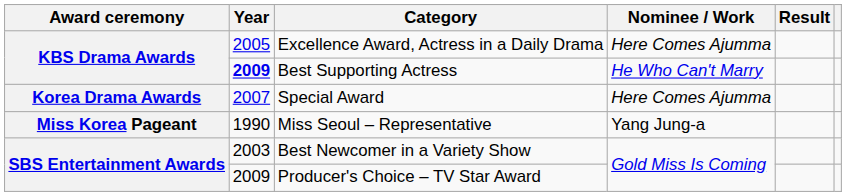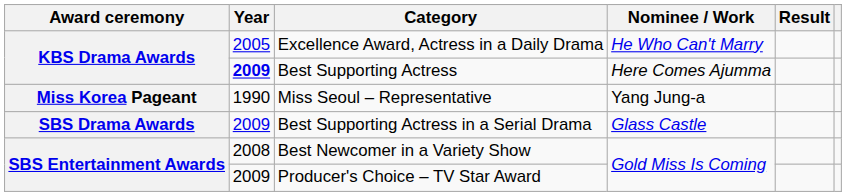(691, 44) Here Comes Ajumma -> (687, 44) He Who Can't Marry
(687, 71) He Who Can't Marry -> (691, 71) Here Comes Ajumma
- row: (331, 97)
+ row: (435, 124)
(251, 151) 2003 -> (251, 151) 2008
